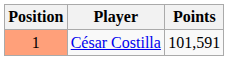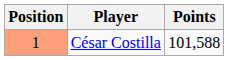(194, 42) 101,591 -> (194, 42) 101,588
